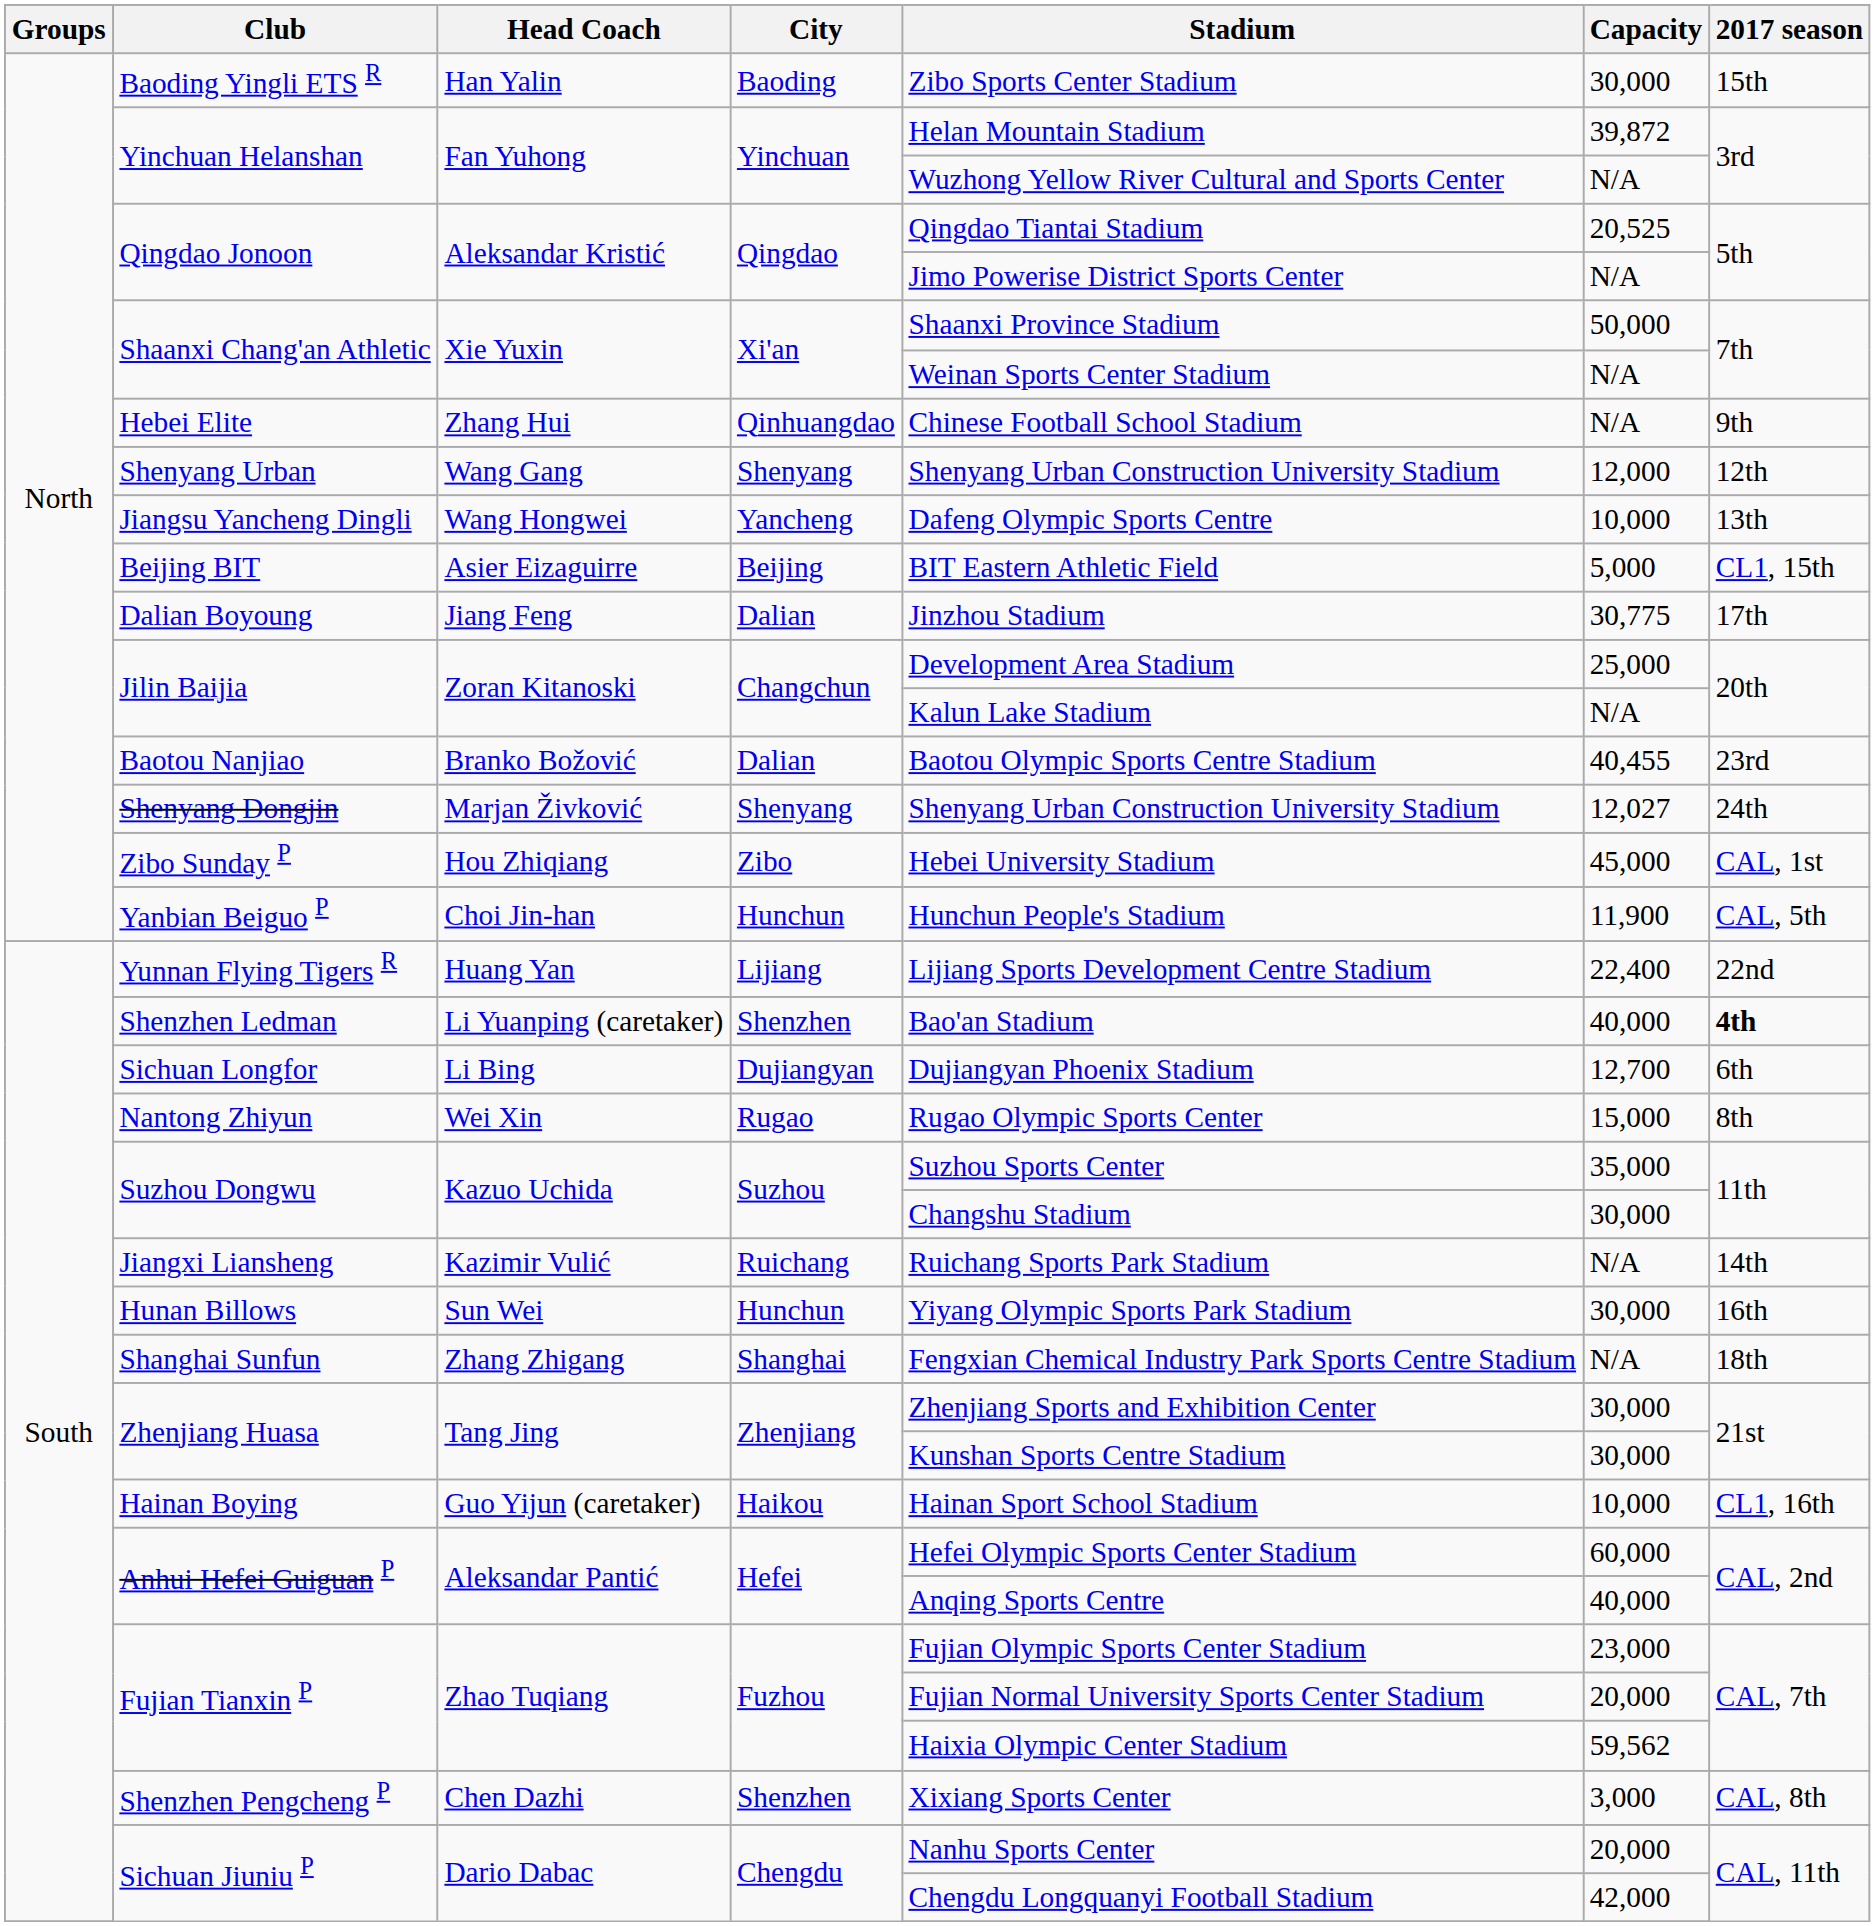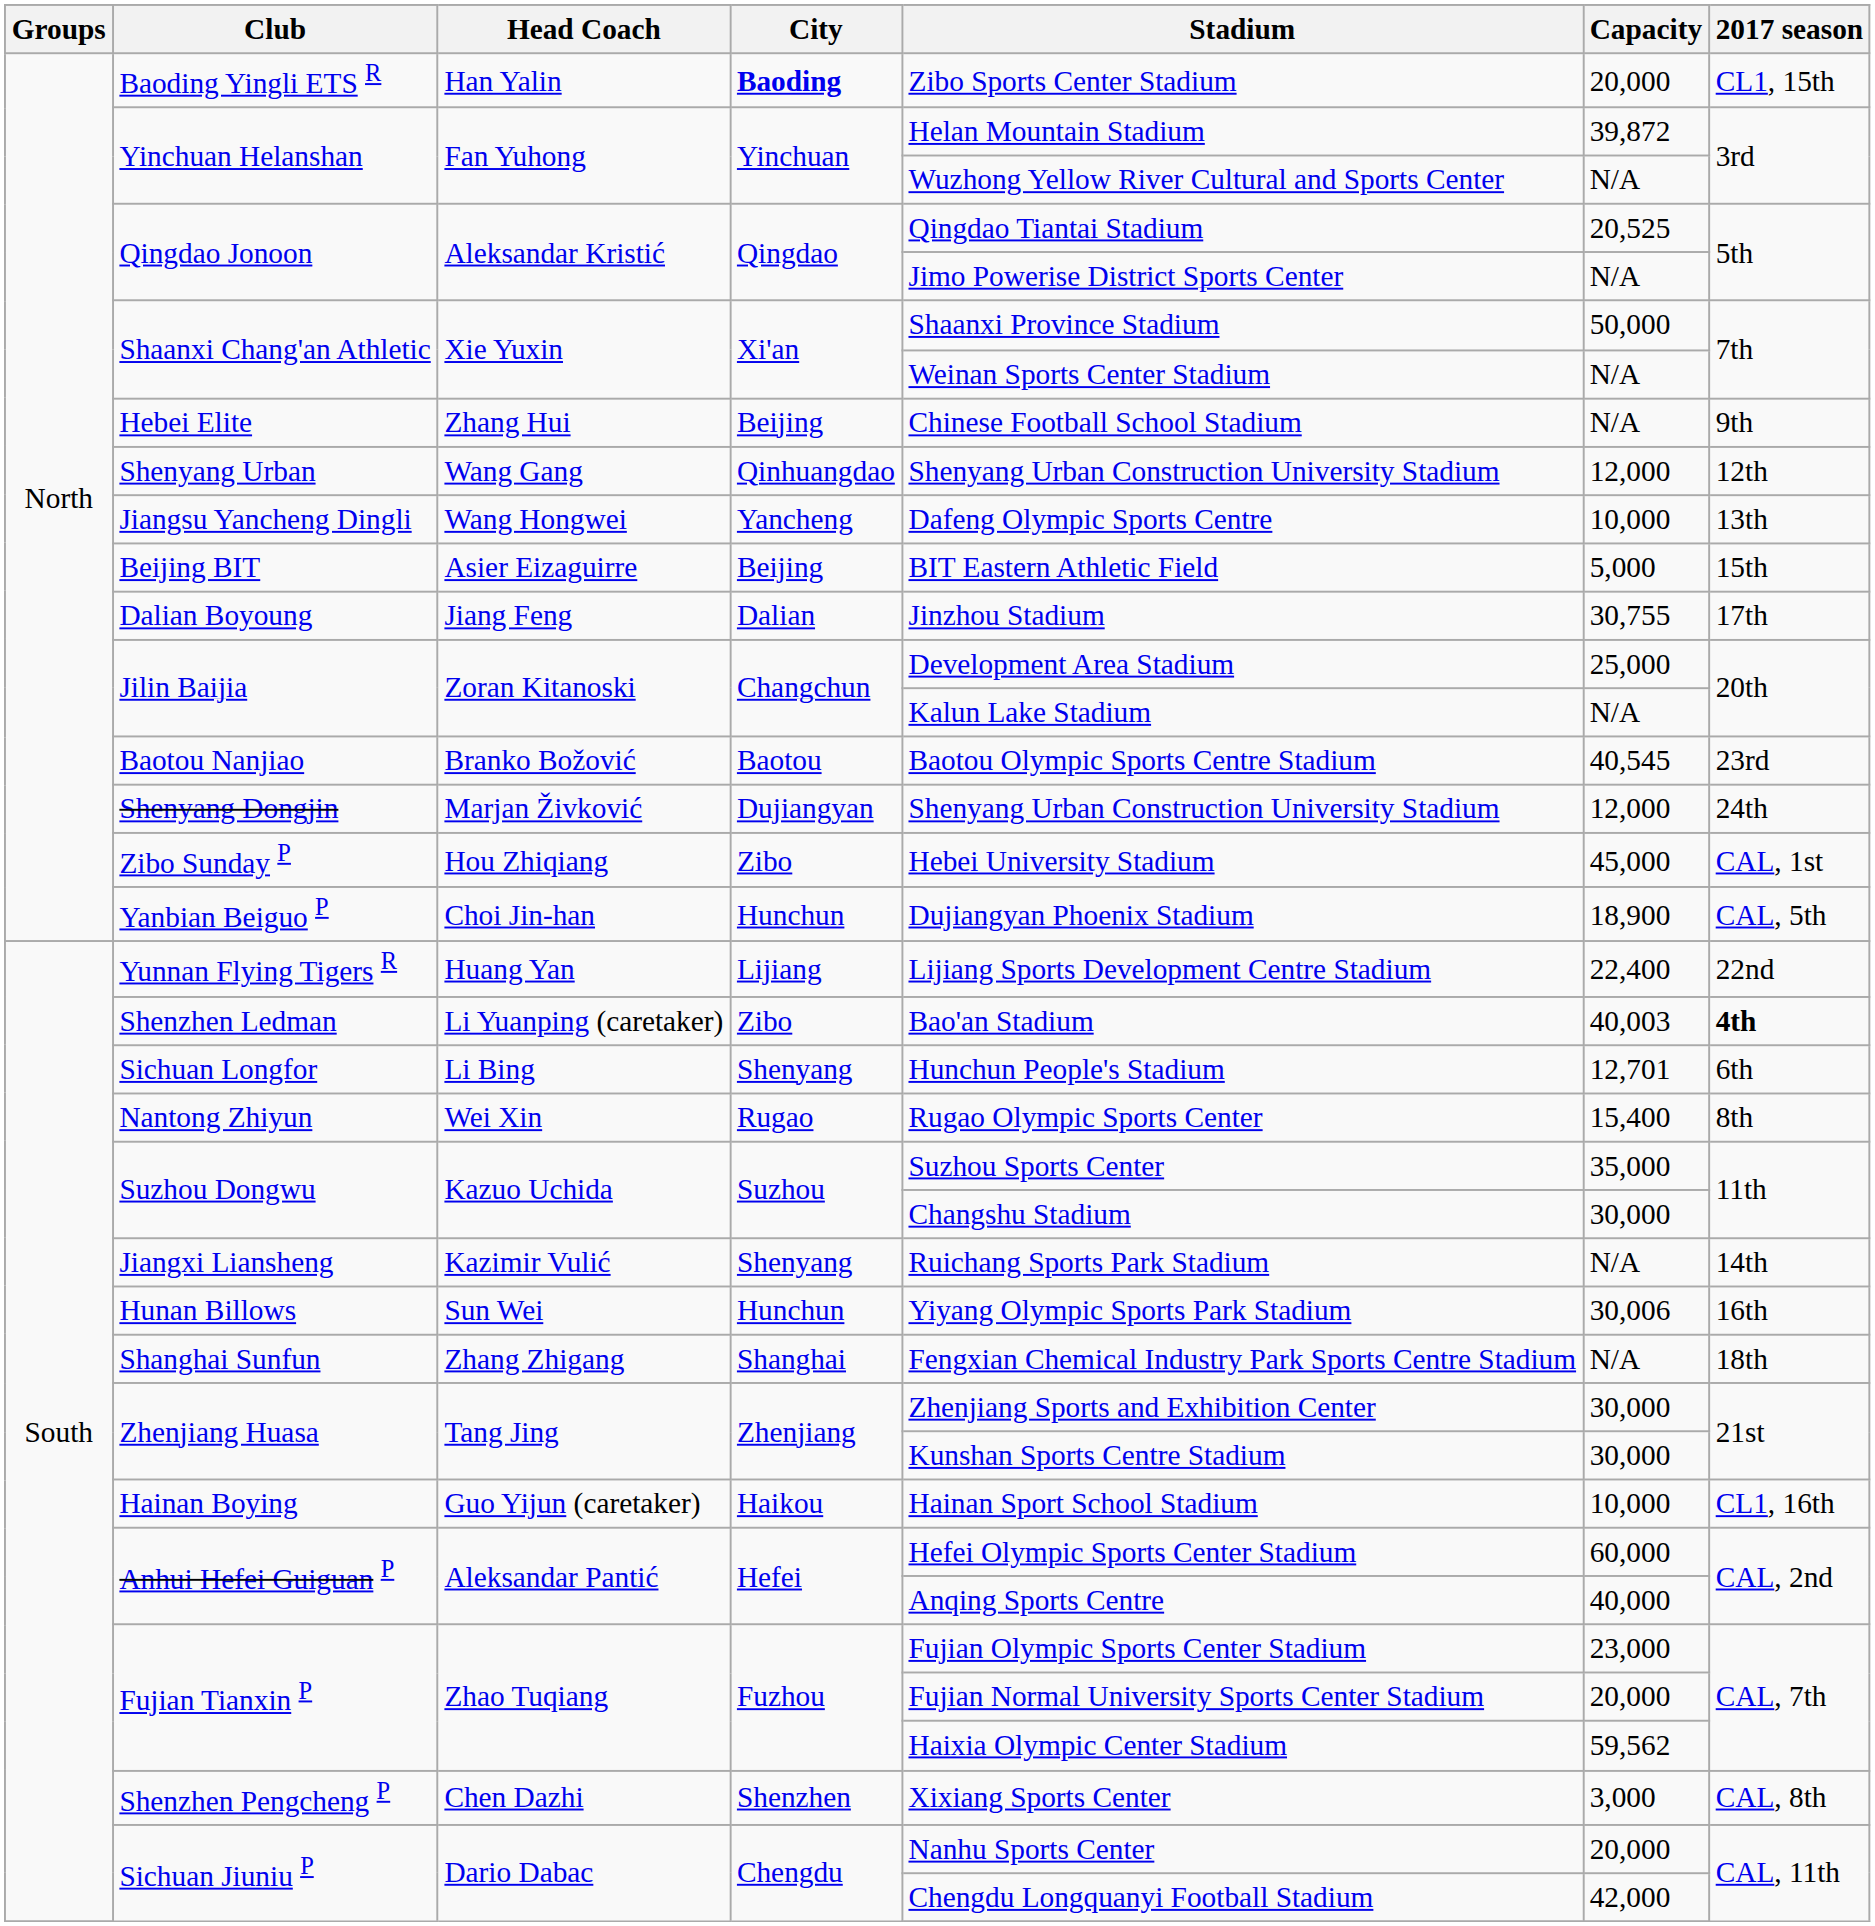(787, 80) normal -> (789, 80) bold
(1630, 80) 30,000 -> (1630, 80) 20,000
(1742, 80) 15th -> (1775, 80) CL1, 15th
(816, 421) Qinhuangdao -> (780, 421) Beijing
(795, 470) Shenyang -> (816, 470) Qinhuangdao
(1775, 566) CL1, 15th -> (1742, 566) 15th
(1630, 615) 30,775 -> (1630, 615) 30,755
(776, 760) Dalian -> (779, 760) Baotou
(1630, 760) 40,455 -> (1630, 760) 40,545
(795, 808) Shenyang -> (805, 808) Dujiangyan
(1630, 808) 12,027 -> (1630, 808) 12,000
(1067, 914) Hunchun People's Stadium -> (1081, 914) Dujiangyan Phoenix Stadium
(1629, 914) 11,900 -> (1630, 914) 18,900
(794, 1019) Shenzhen -> (765, 1019) Zibo
(1630, 1019) 40,000 -> (1630, 1019) 40,003
(805, 1068) Dujiangyan -> (795, 1068) Shenyang
(1081, 1068) Dujiangyan Phoenix Stadium -> (1067, 1068) Hunchun People's Stadium
(1630, 1068) 12,700 -> (1630, 1068) 12,701
(1630, 1116) 15,000 -> (1630, 1116) 15,400
(793, 1261) Ruichang -> (795, 1261) Shenyang
(1630, 1310) 30,000 -> (1630, 1310) 30,006
